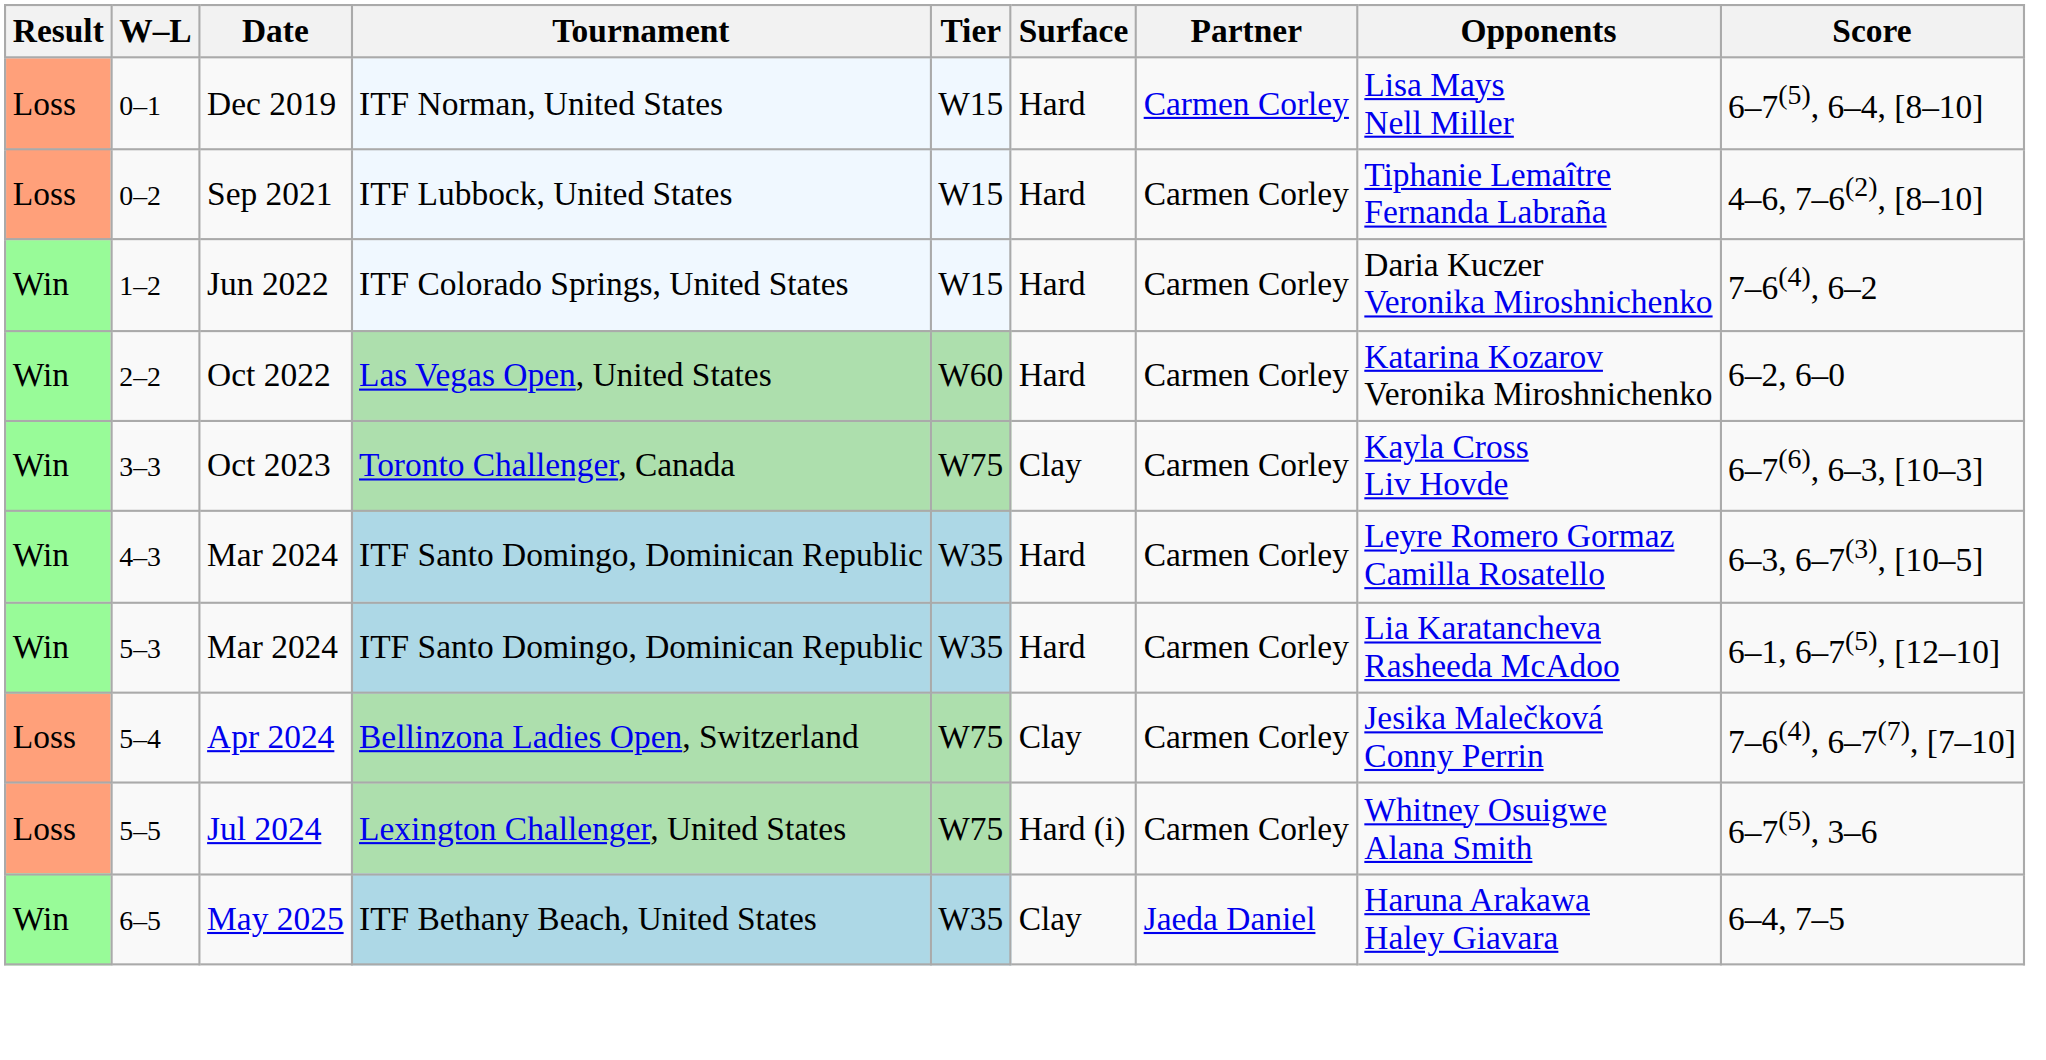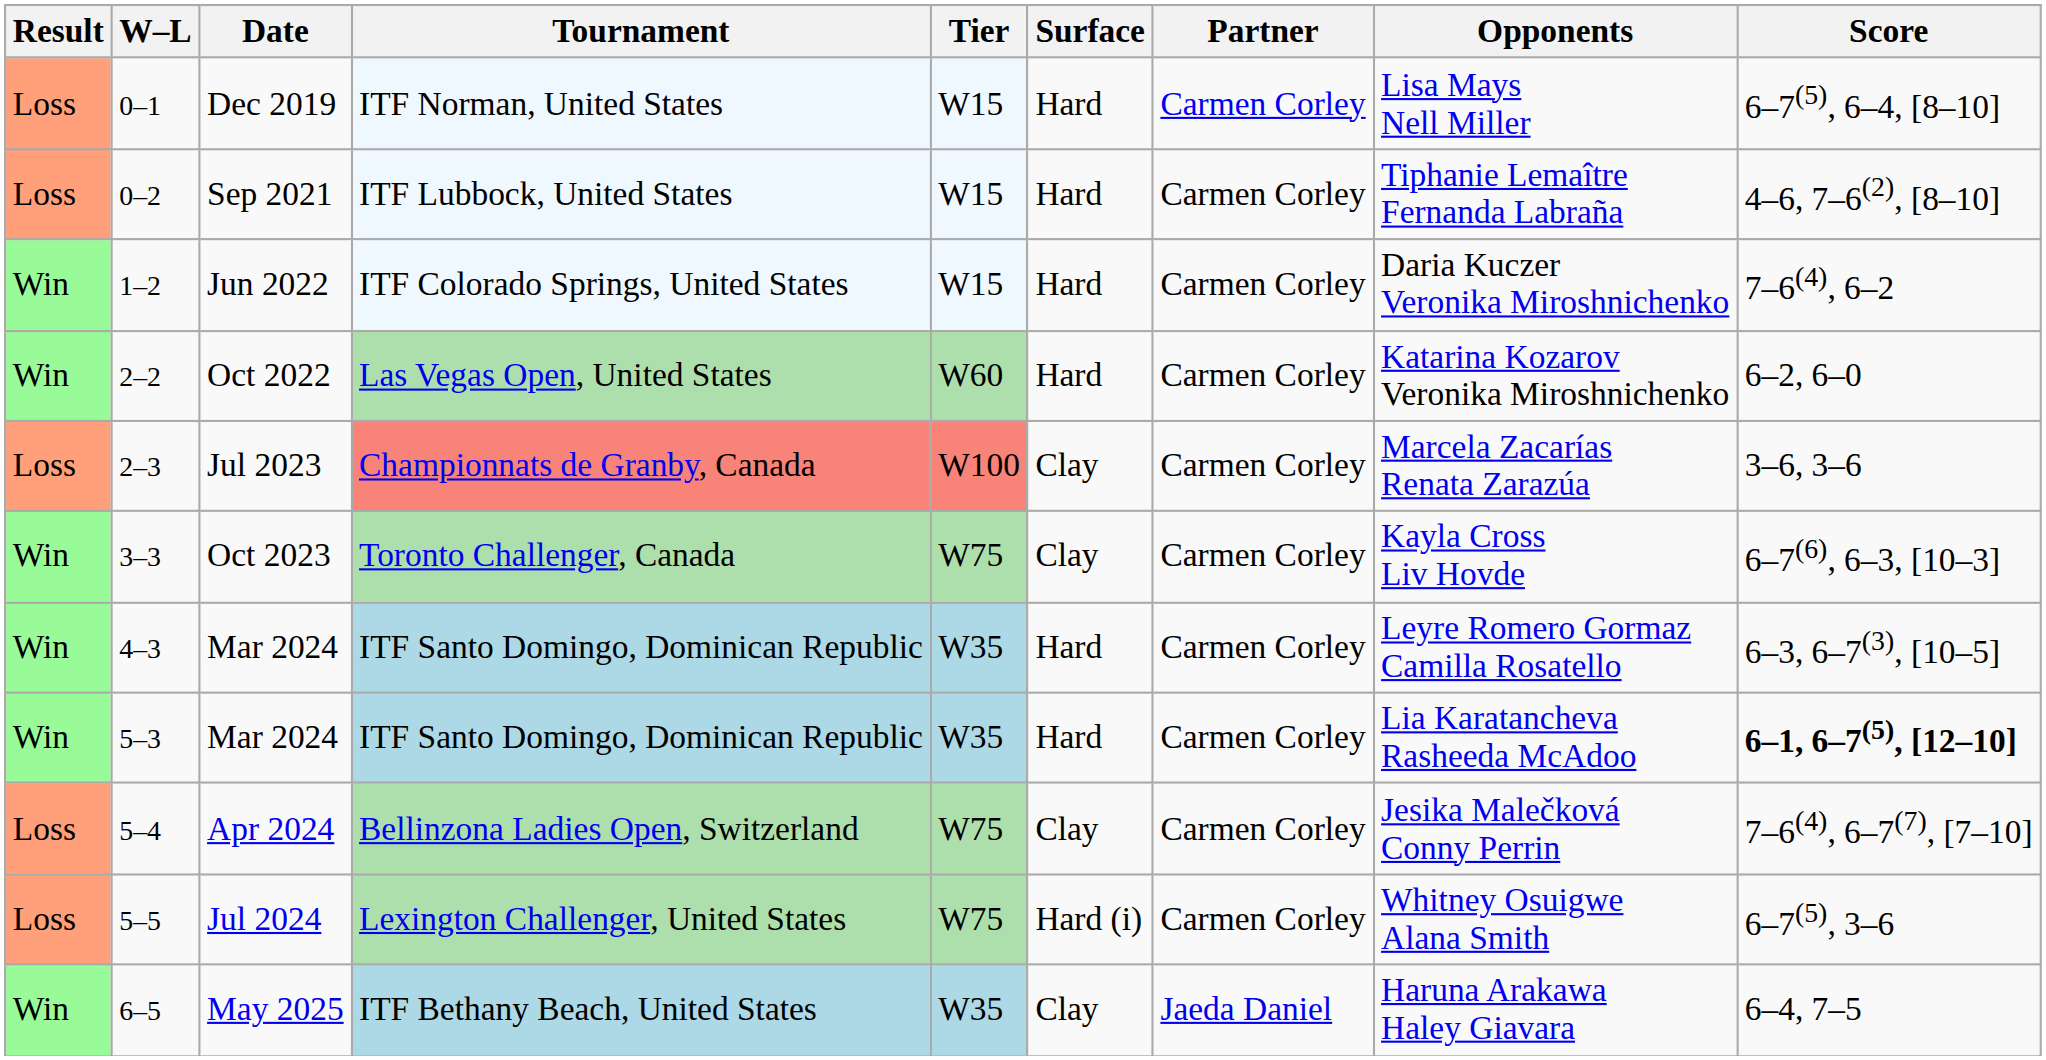+ row: (140, 467)
(1864, 646) normal -> (1881, 737) bold
